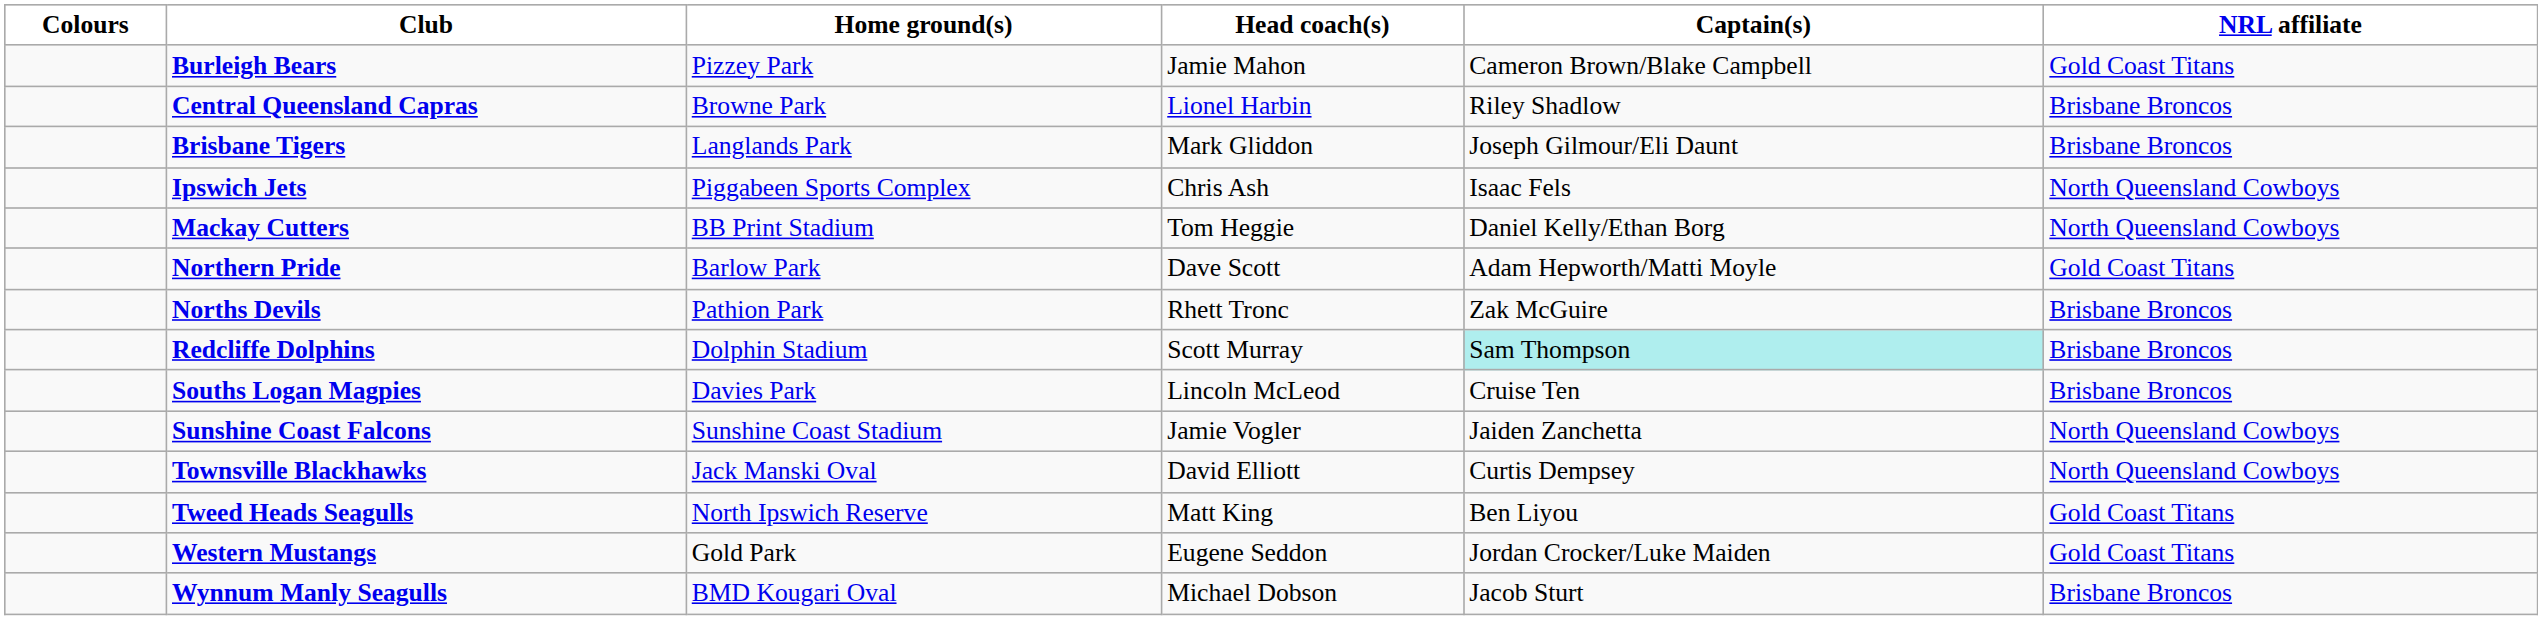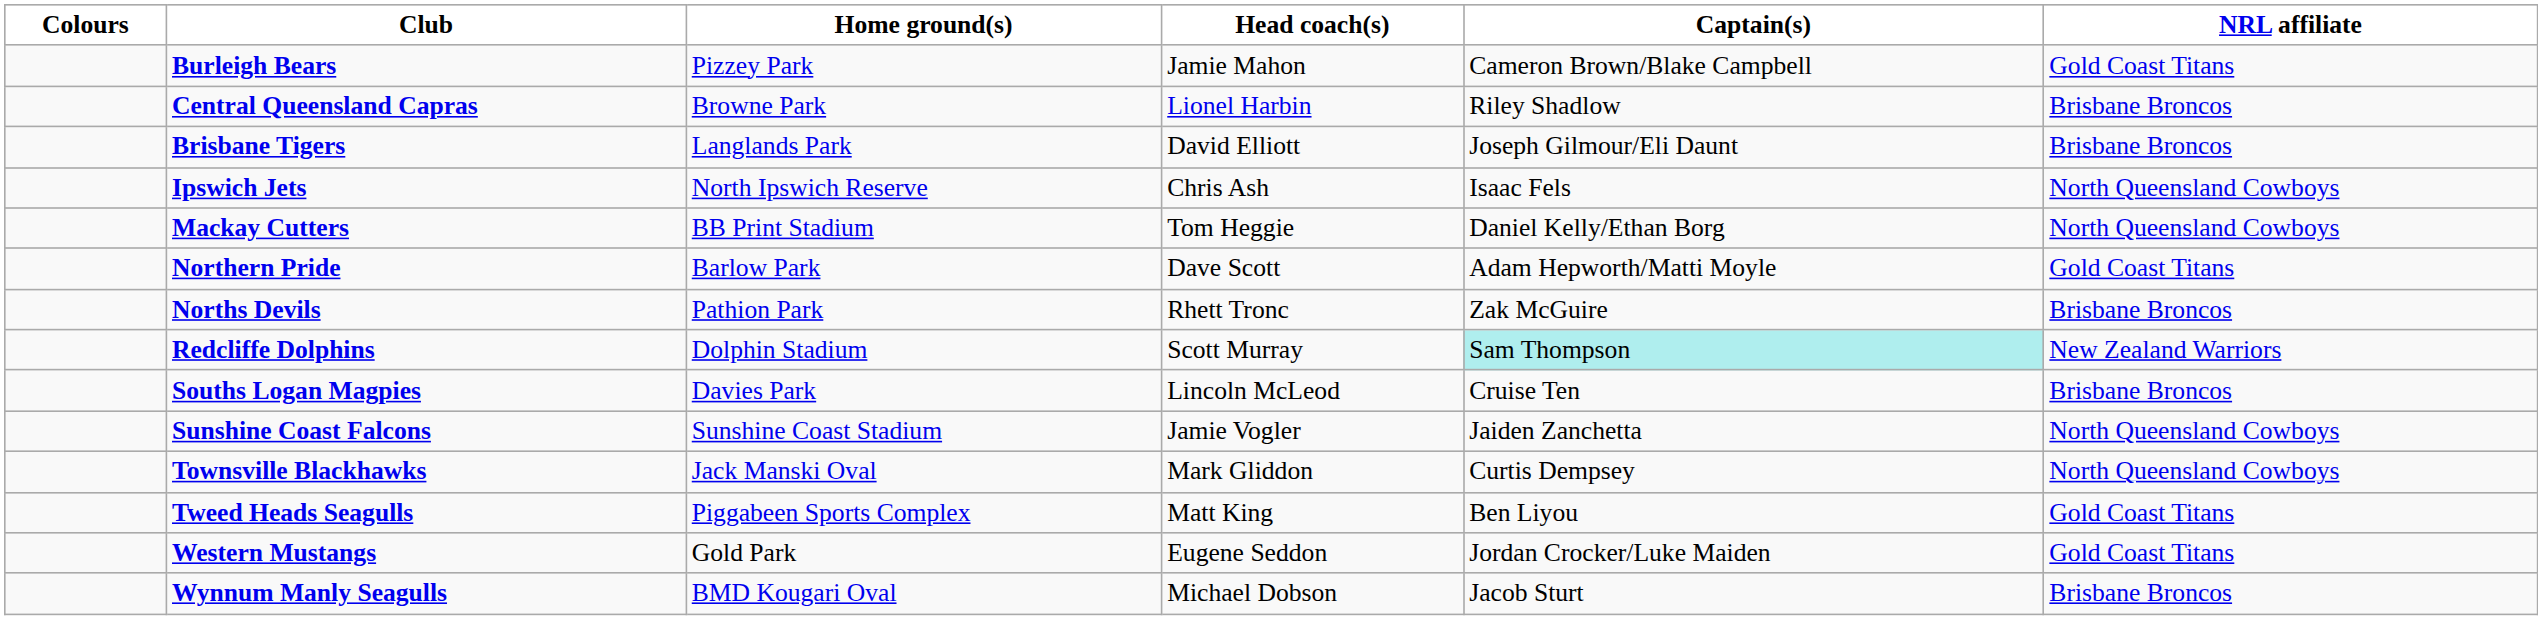(1240, 146) Mark Gliddon -> (1234, 146) David Elliott
(831, 187) Piggabeen Sports Complex -> (810, 187) North Ipswich Reserve
(2141, 349) Brisbane Broncos -> (2165, 349) New Zealand Warriors
(1234, 471) David Elliott -> (1240, 471) Mark Gliddon
(810, 512) North Ipswich Reserve -> (831, 512) Piggabeen Sports Complex
